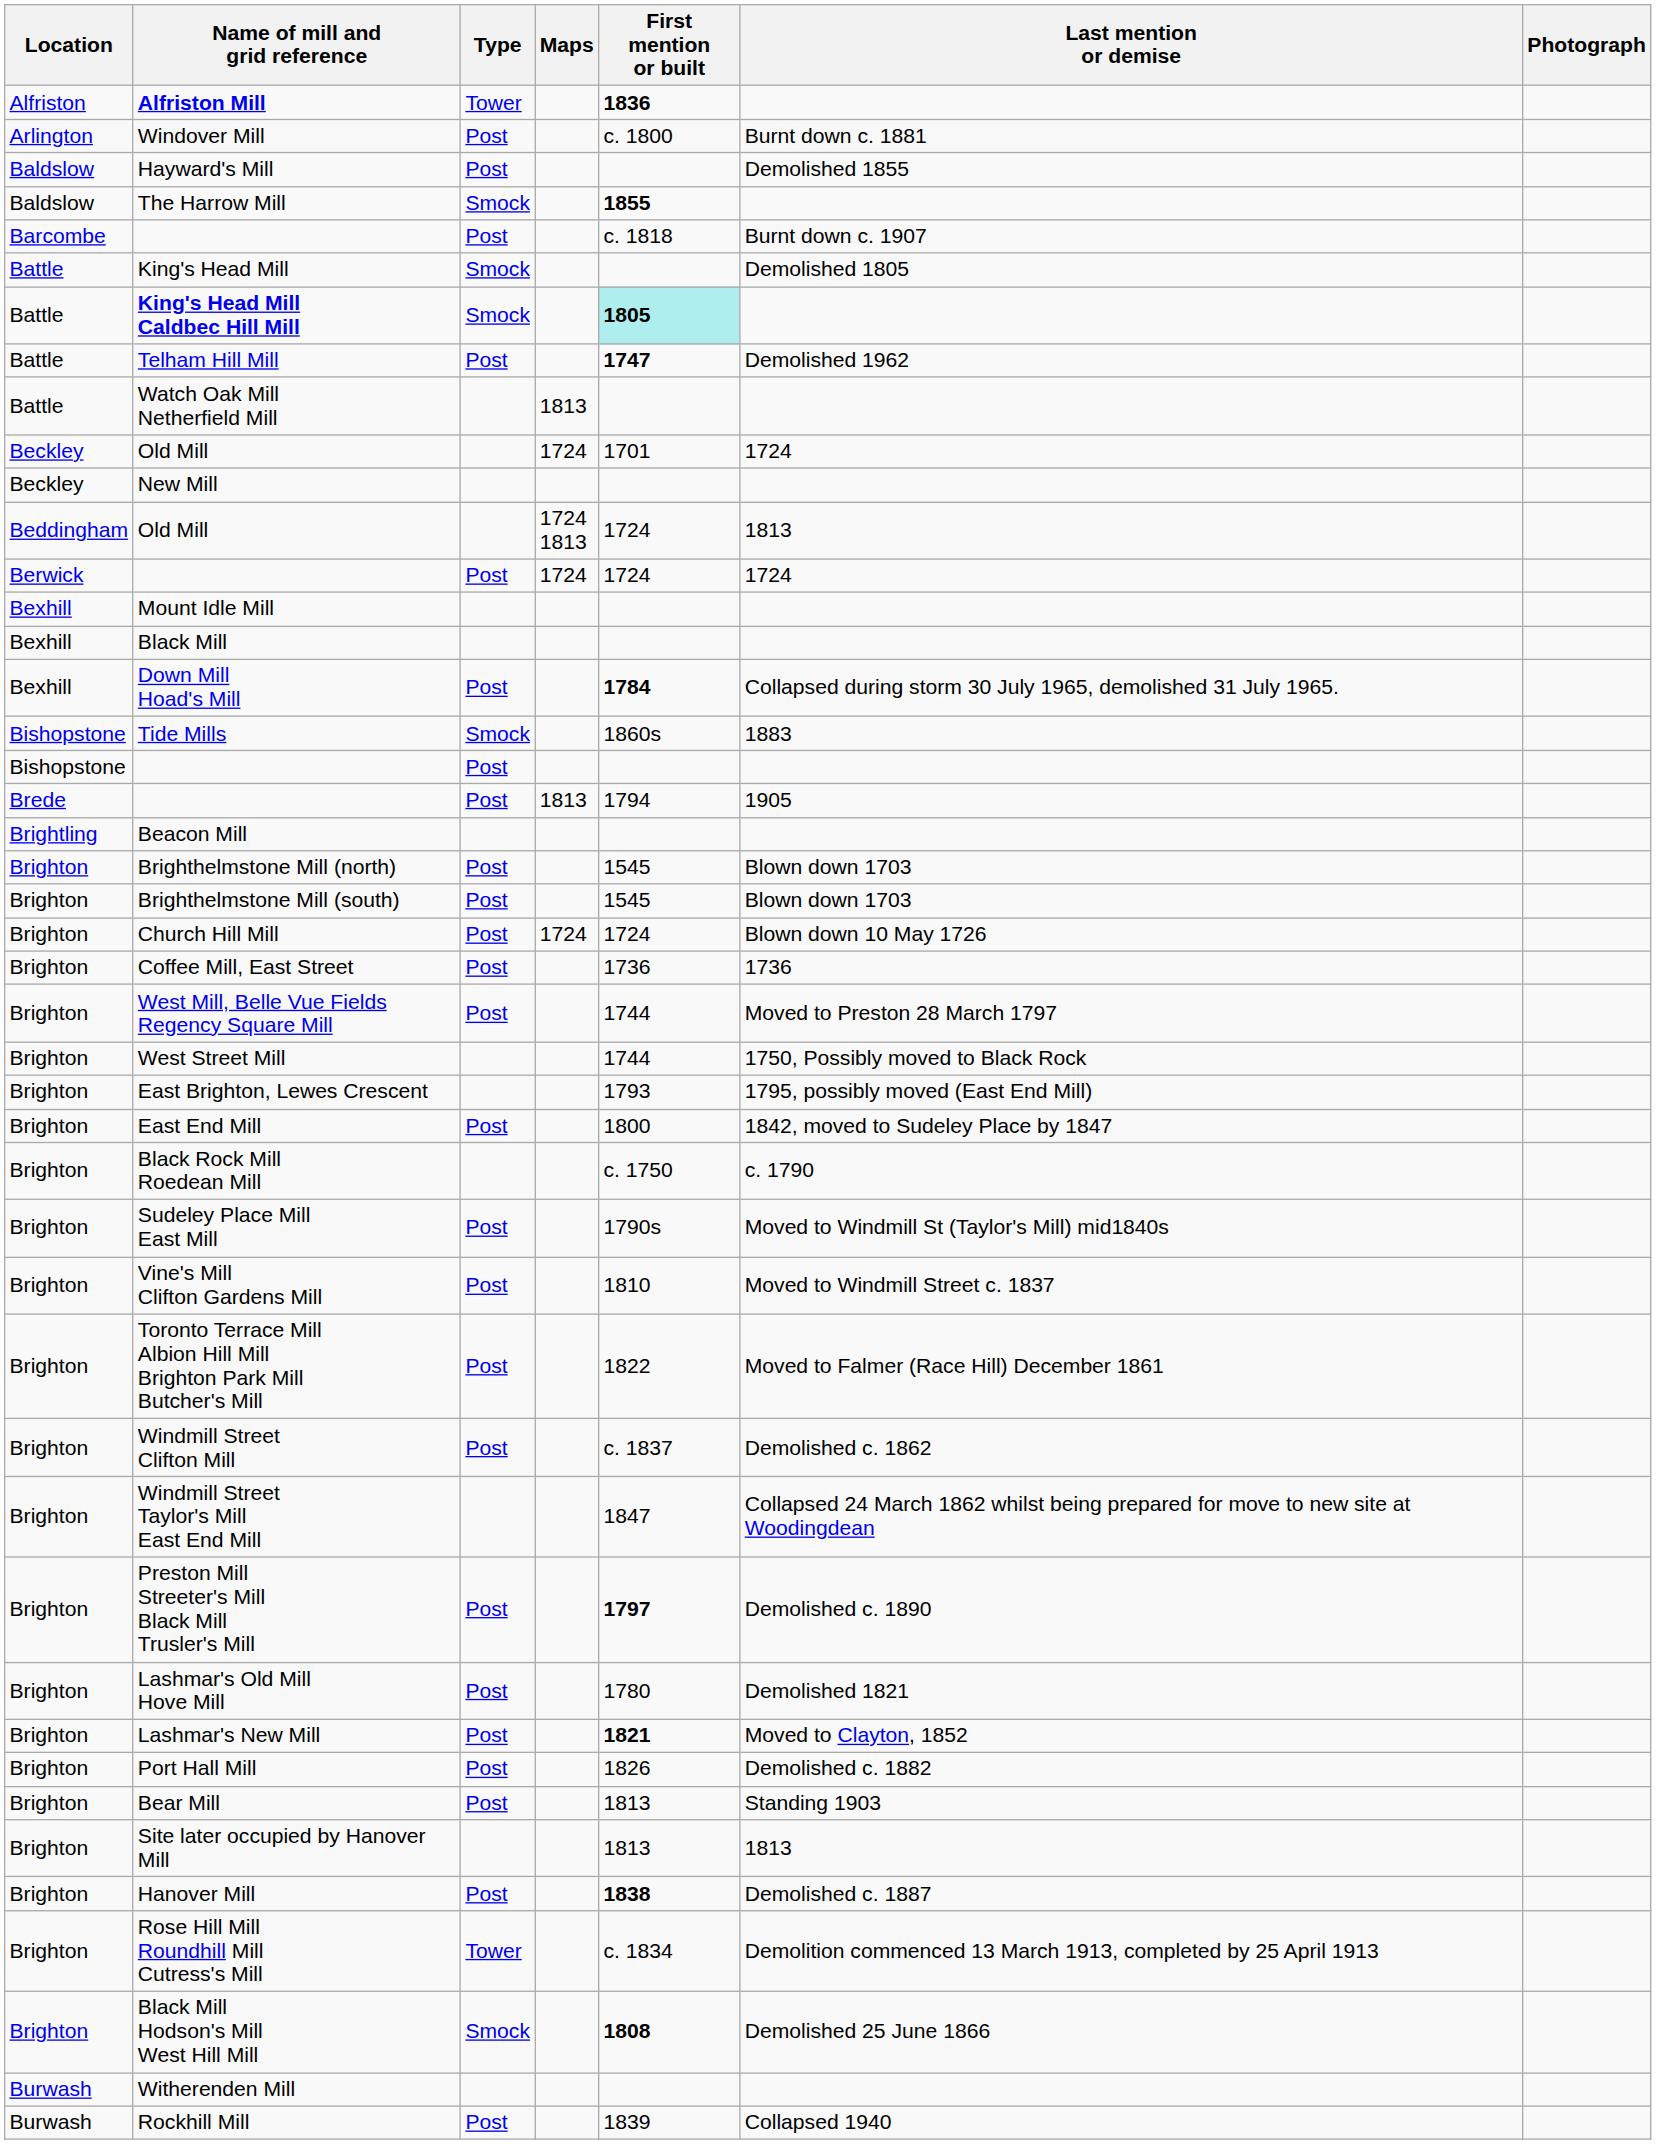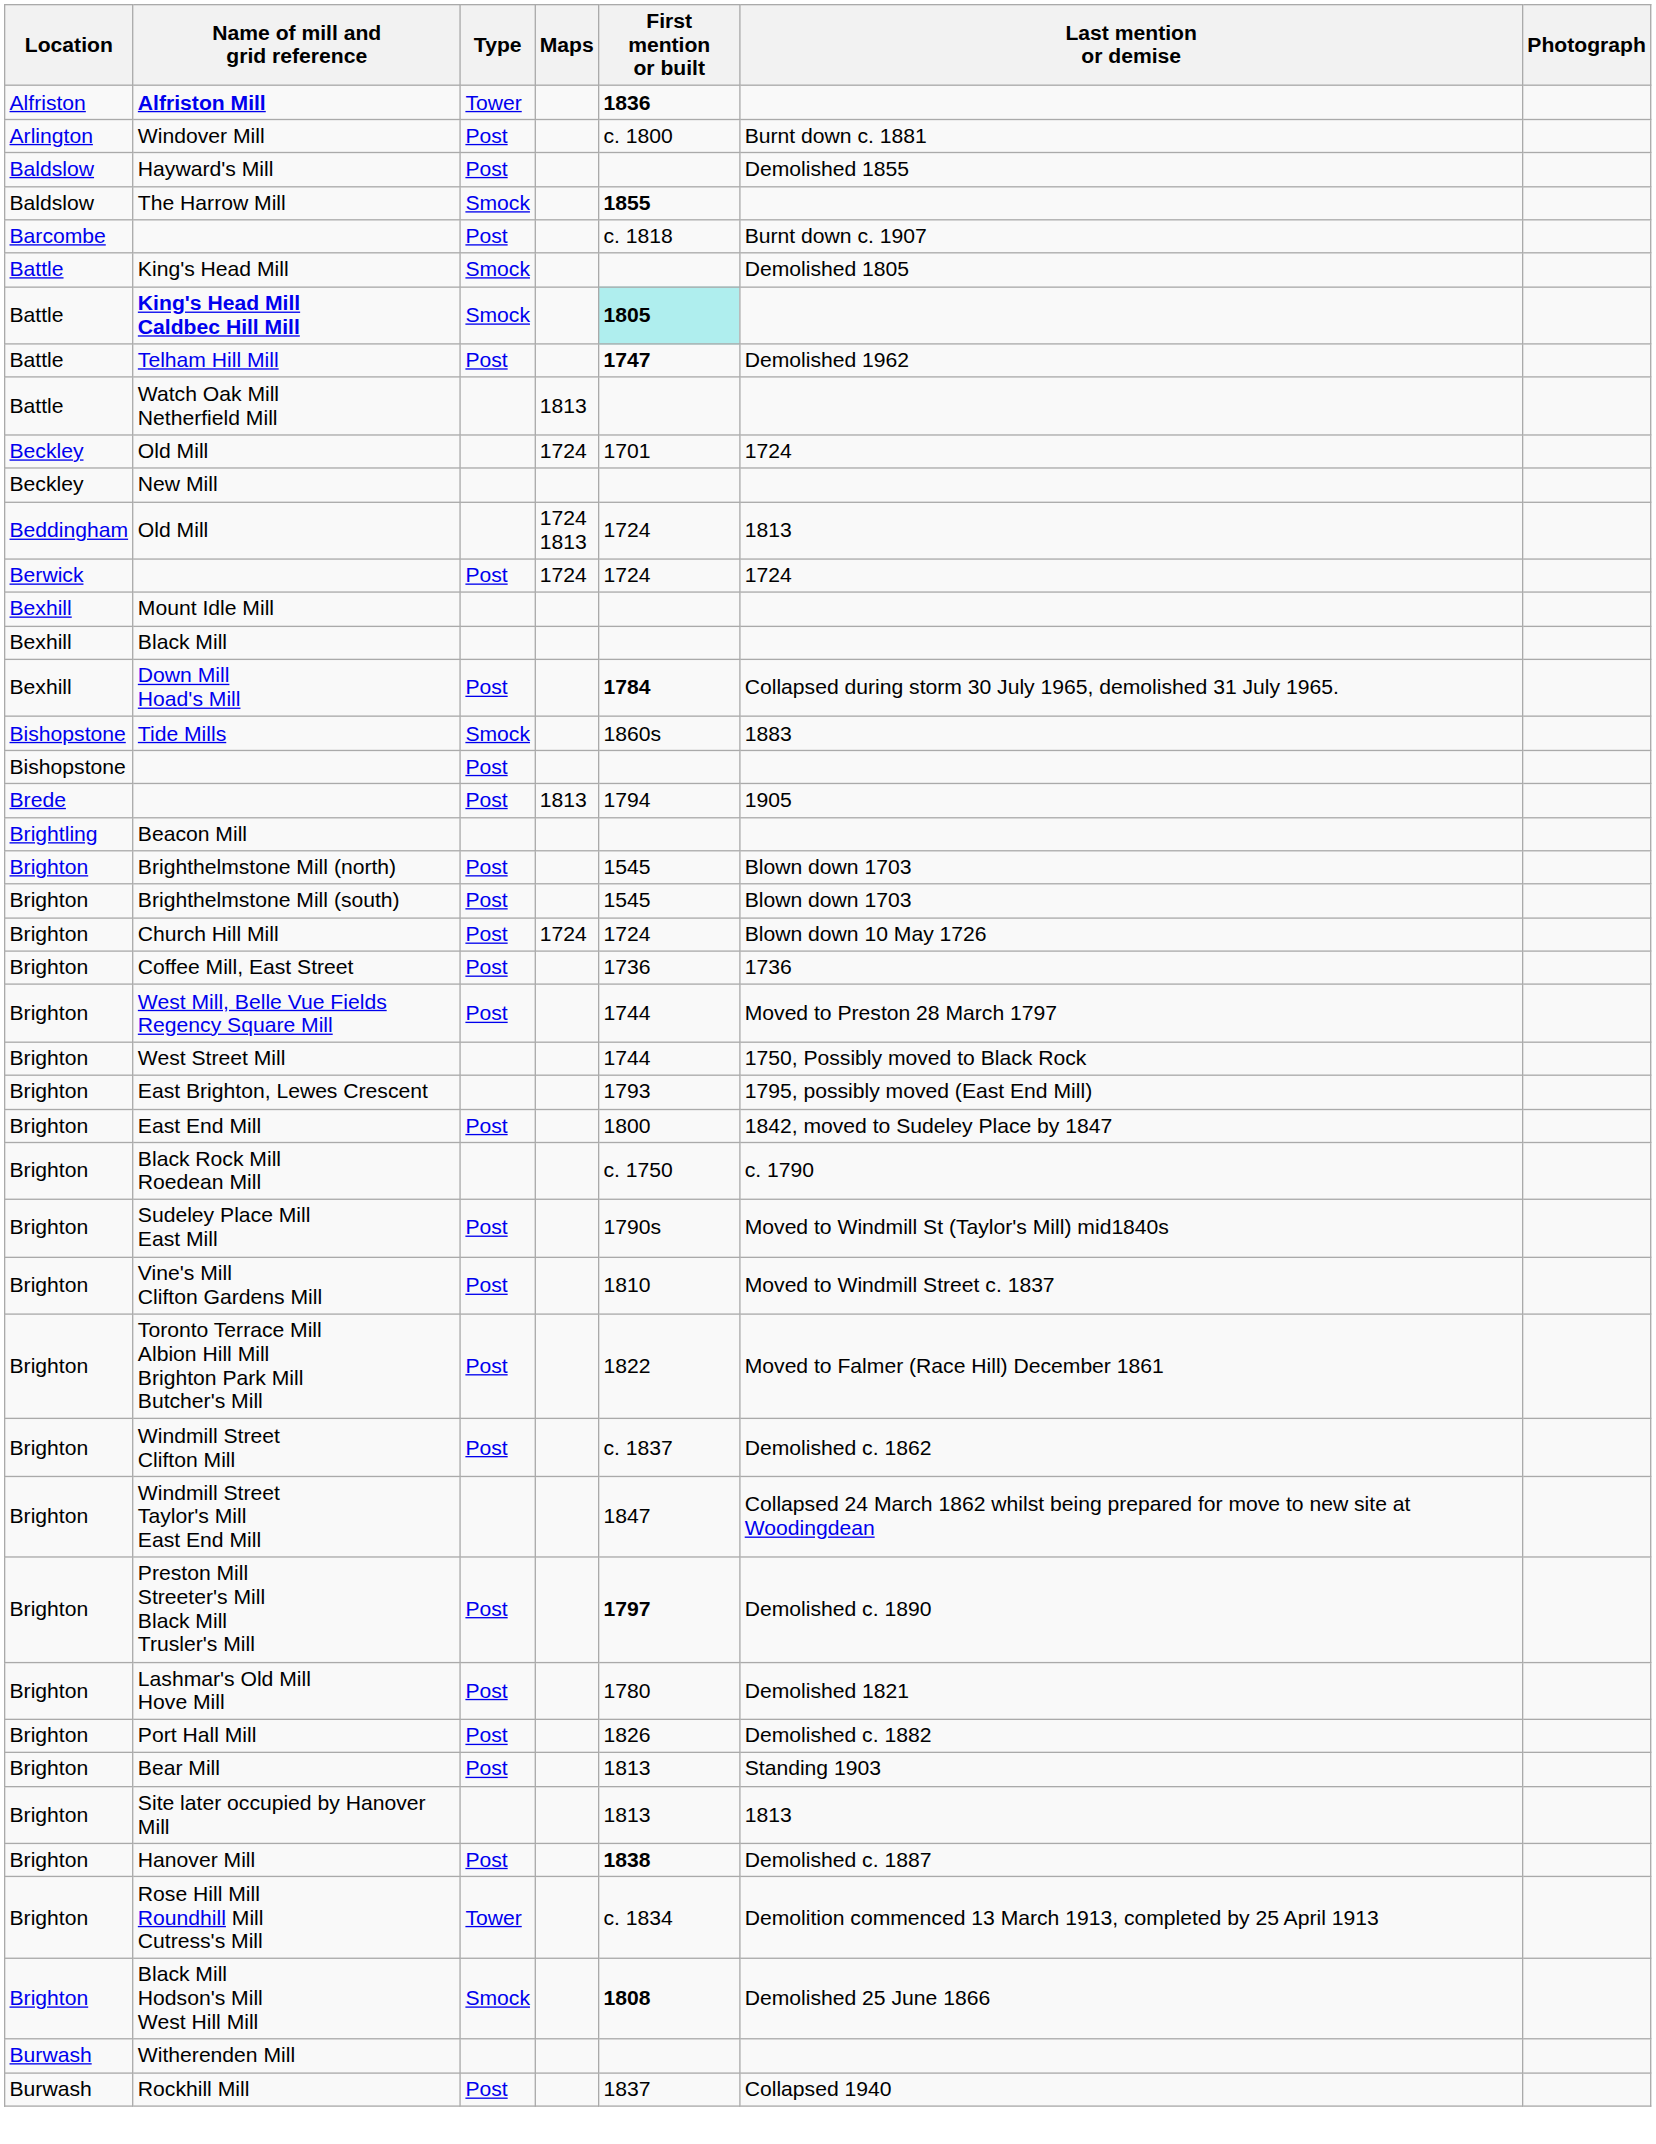- row: (49, 1735)
(627, 2122) 1839 -> (627, 2089) 1837
